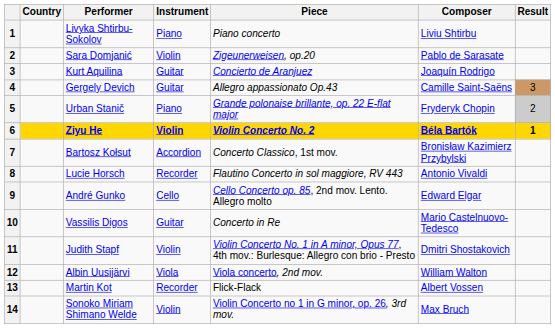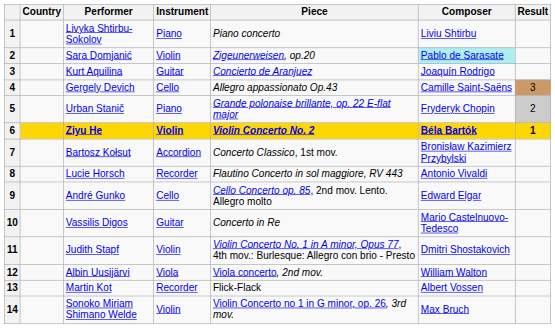(462, 55) no background -> (462, 55) paleturquoise background
(170, 87) Guitar -> (168, 87) Cello
